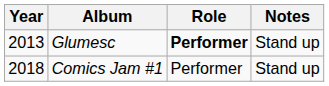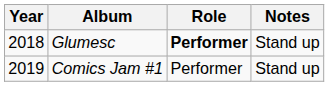(26, 42) 2013 -> (26, 42) 2018
(26, 68) 2018 -> (26, 68) 2019
